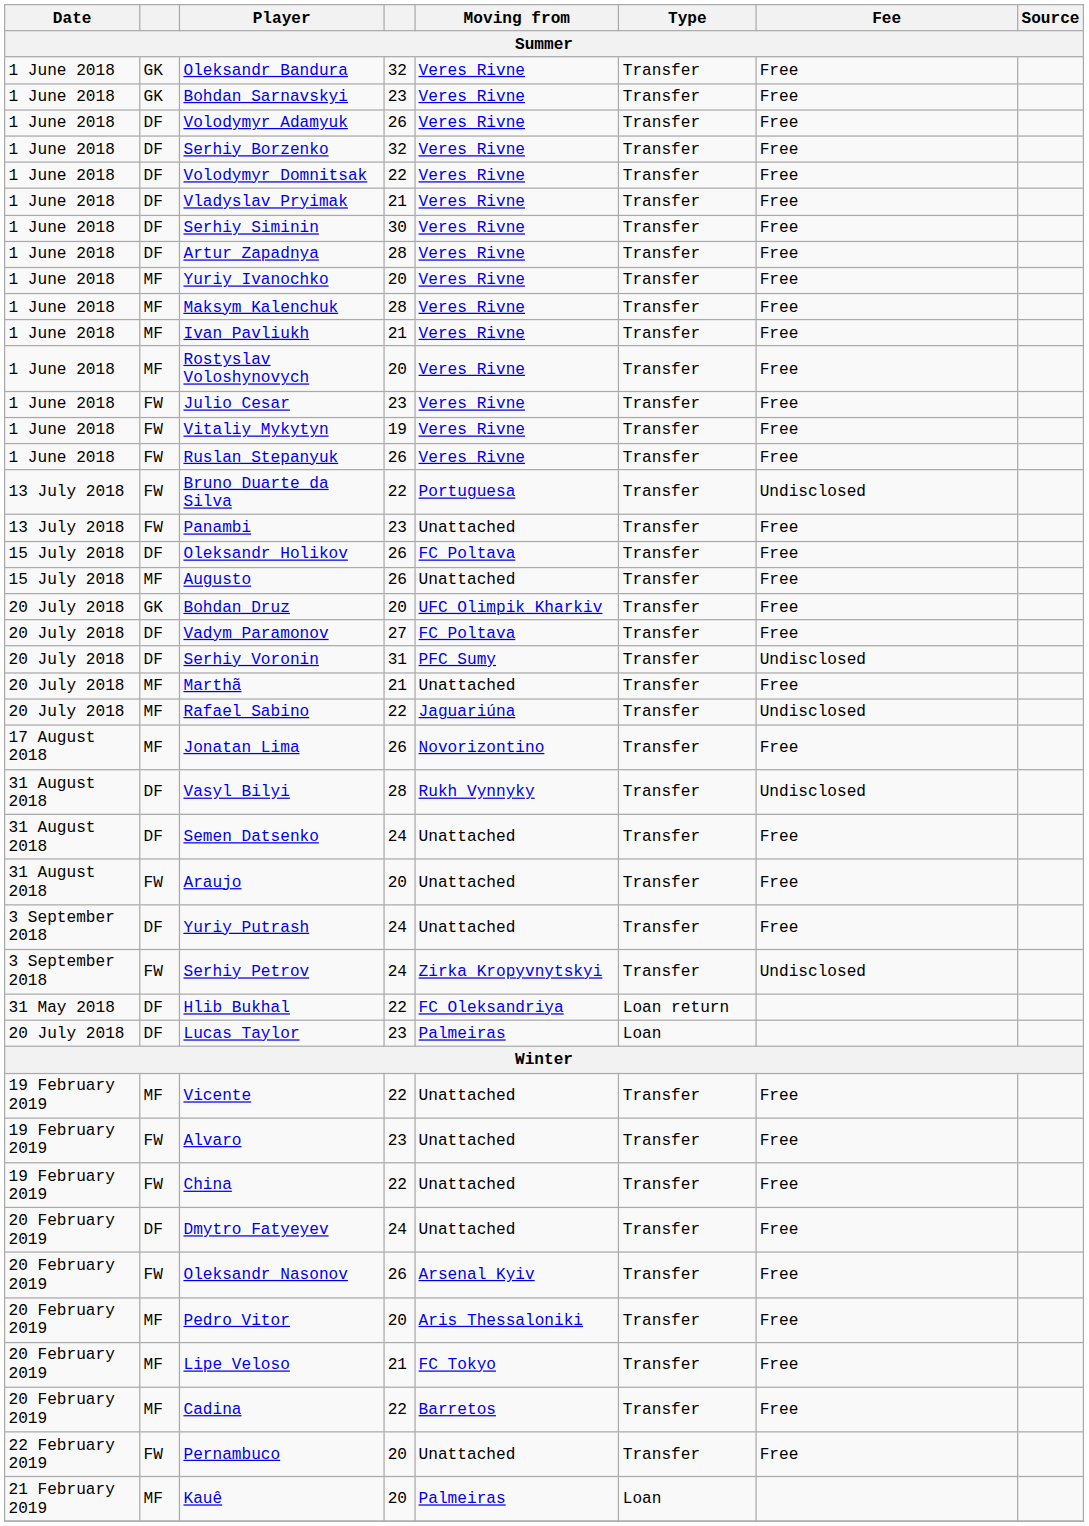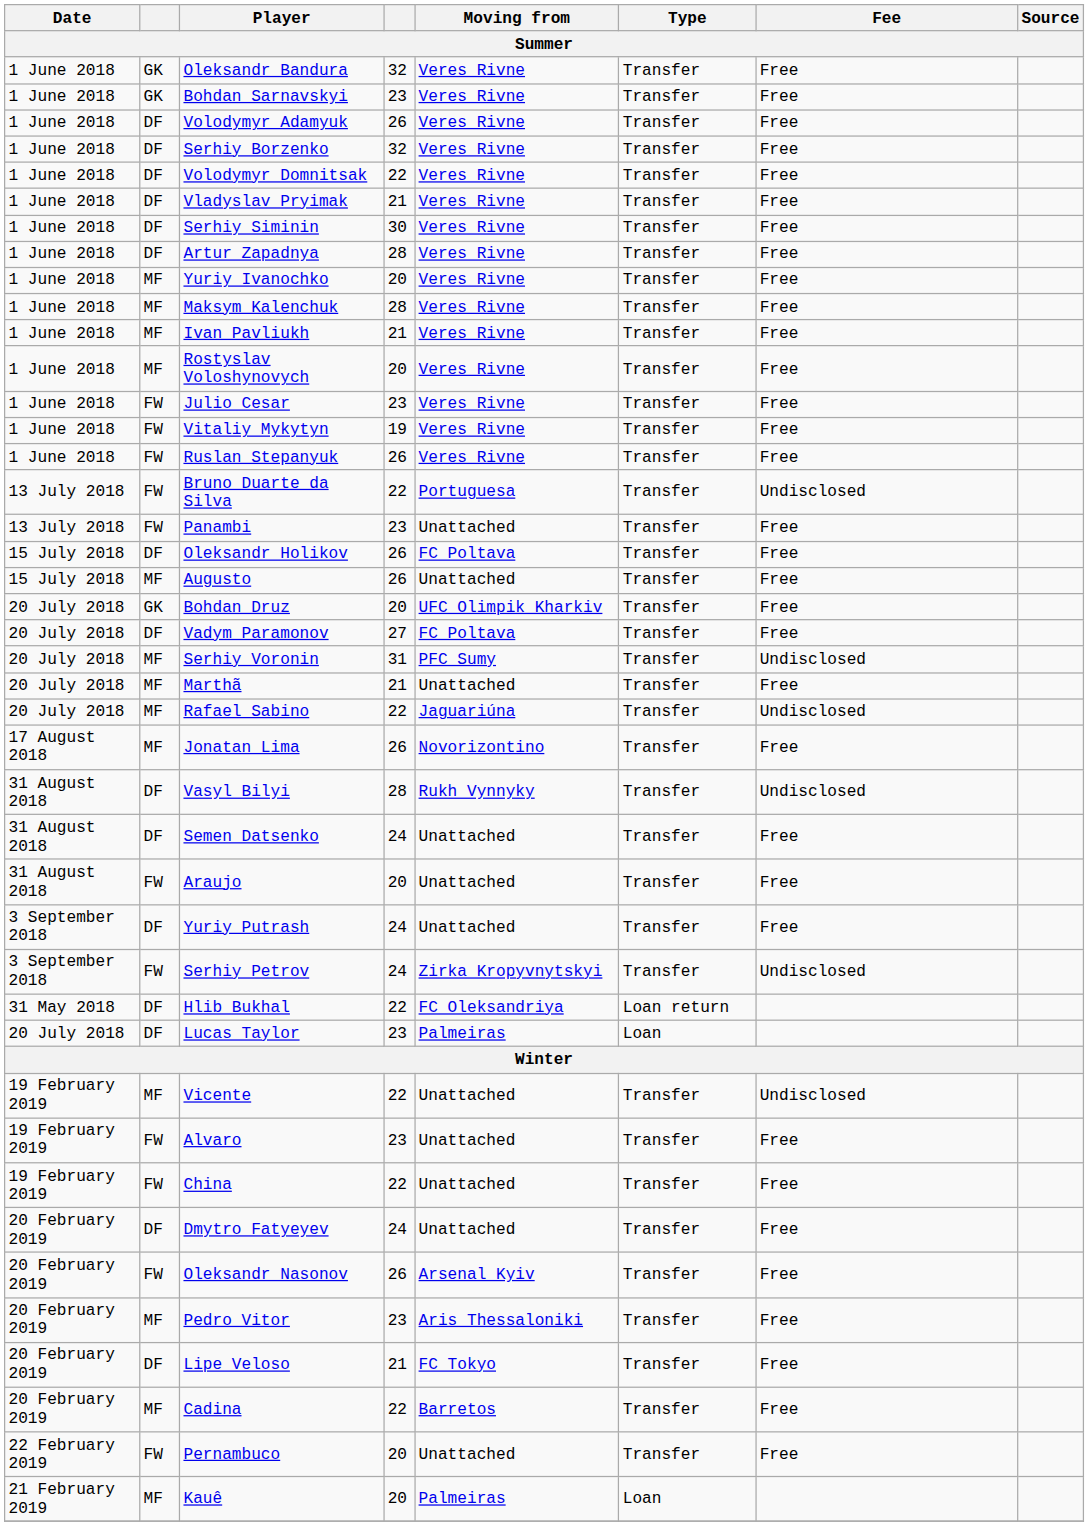(153, 659) DF -> (153, 659) MF
(779, 1095) Free -> (813, 1095) Undisclosed
(397, 1320) 20 -> (397, 1320) 23
(153, 1365) MF -> (153, 1365) DF
